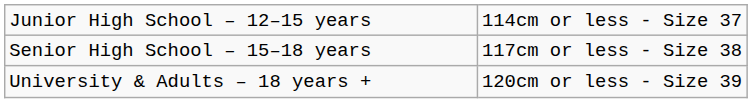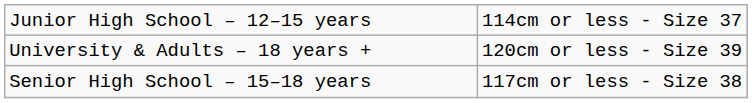rows swapped: (190, 51) <-> (190, 82)
